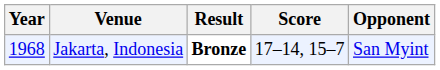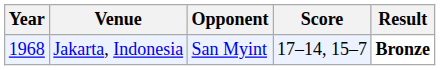columns swapped: (392, 19) <-> (219, 19)
